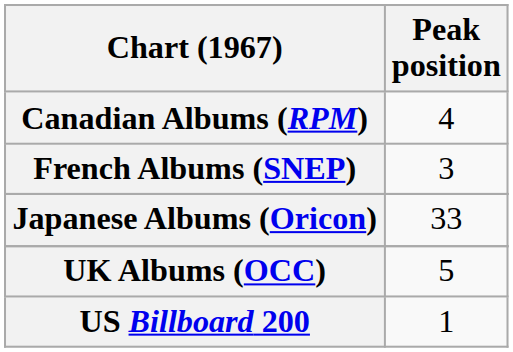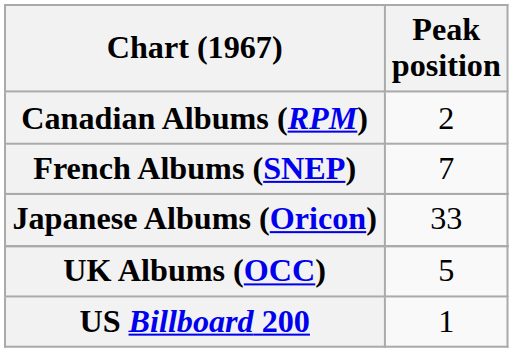(446, 117) 4 -> (446, 117) 2
(446, 168) 3 -> (446, 168) 7
